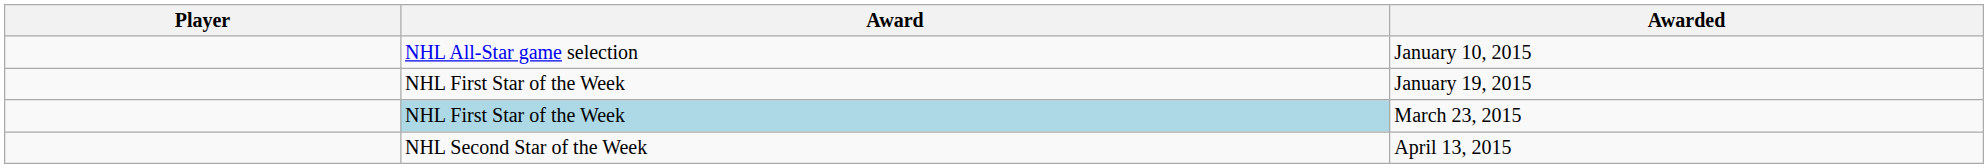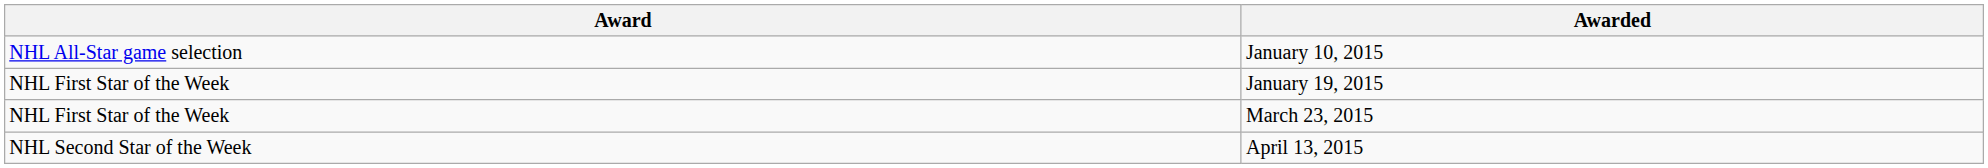- column: (202, 20)
(515, 115) lightblue background -> (119, 115) no background
